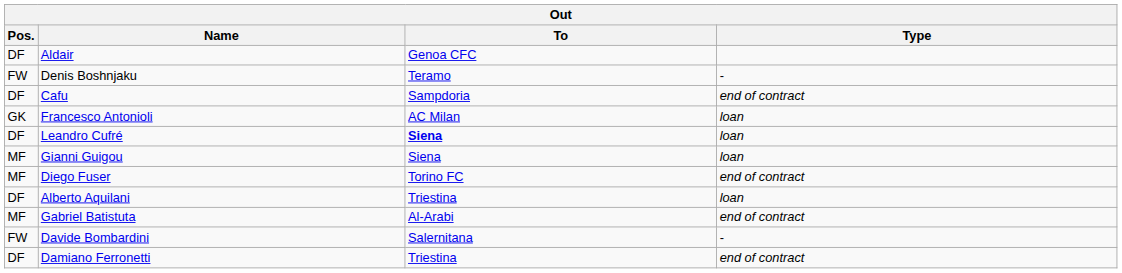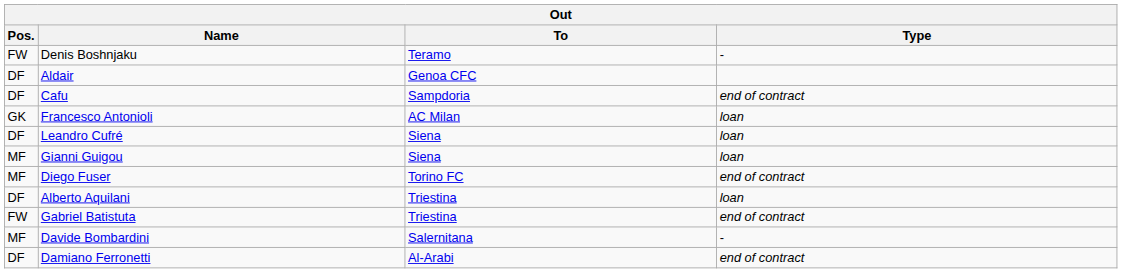rows swapped: (89, 76) <-> (57, 55)
(425, 136) bold -> (424, 136) normal
(17, 217) MF -> (17, 217) FW
(431, 217) Al-Arabi -> (432, 217) Triestina
(17, 238) FW -> (17, 238) MF
(432, 258) Triestina -> (431, 258) Al-Arabi
